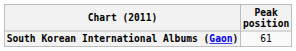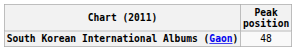(266, 39) 61 -> (266, 39) 48
